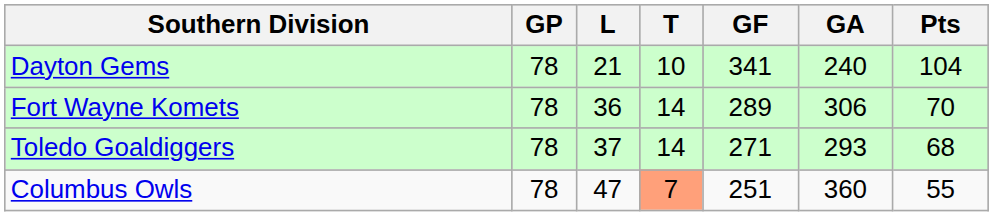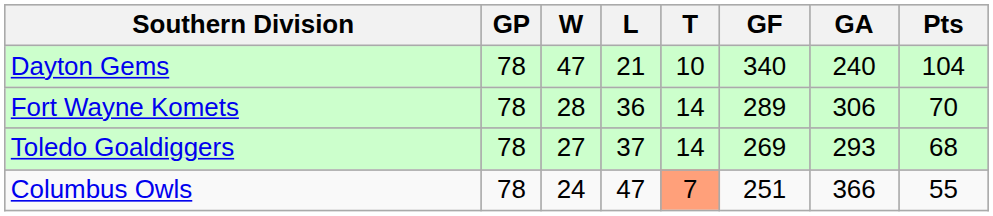+ column: (571, 25)
(750, 66) 341 -> (765, 66) 340
(750, 148) 271 -> (765, 148) 269
(845, 189) 360 -> (854, 189) 366
